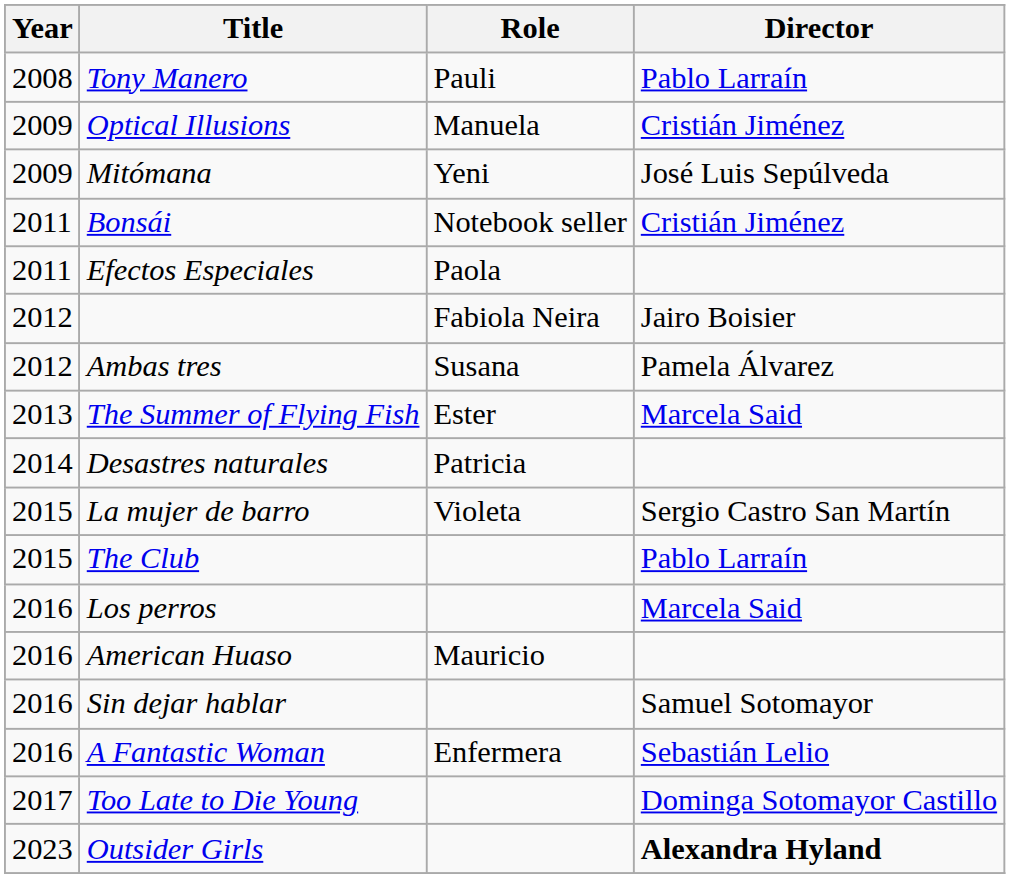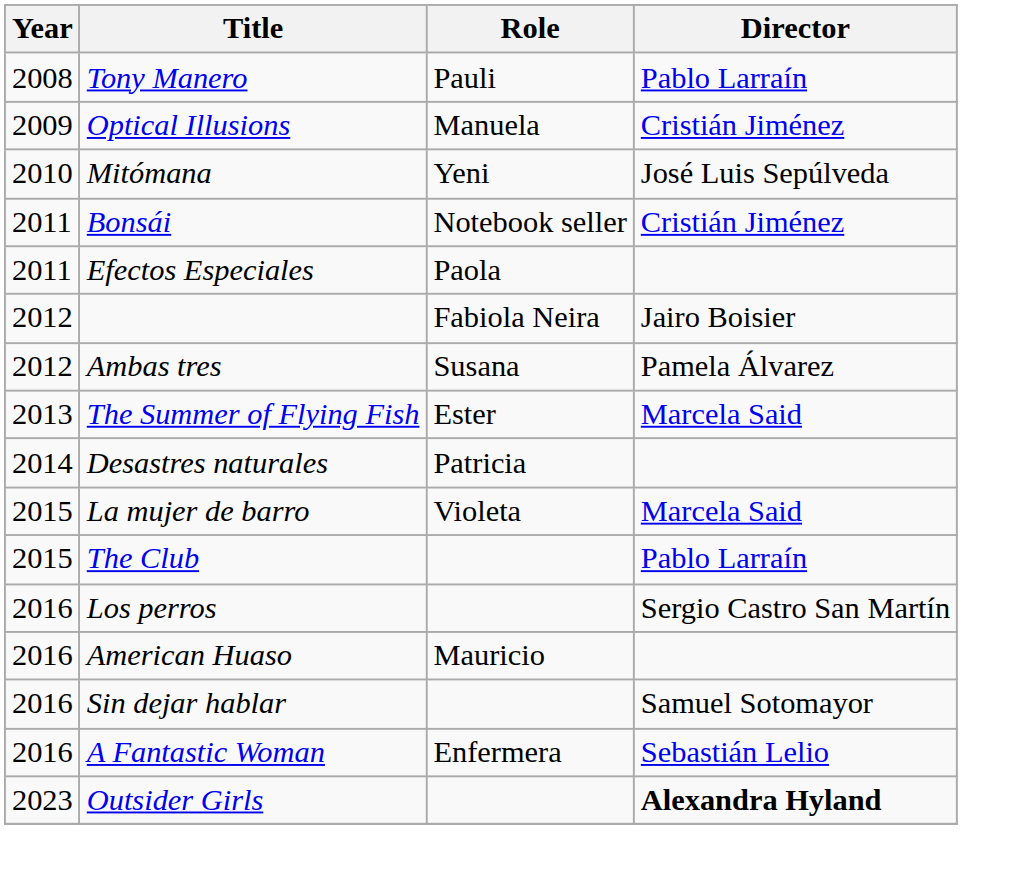(42, 173) 2009 -> (42, 173) 2010
(795, 510) Sergio Castro San Martín -> (721, 510) Marcela Said
(721, 607) Marcela Said -> (795, 607) Sergio Castro San Martín
- row: (222, 800)
